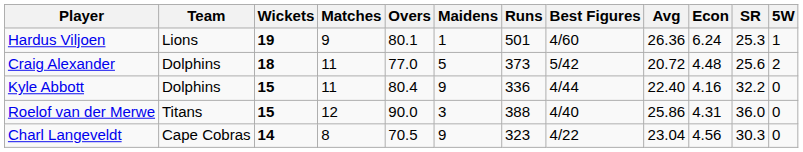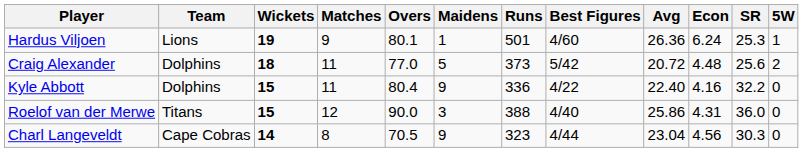(564, 87) 4/44 -> (564, 87) 4/22
(564, 135) 4/22 -> (564, 135) 4/44
